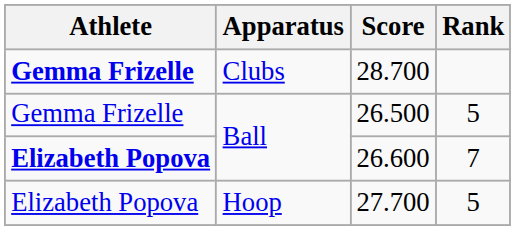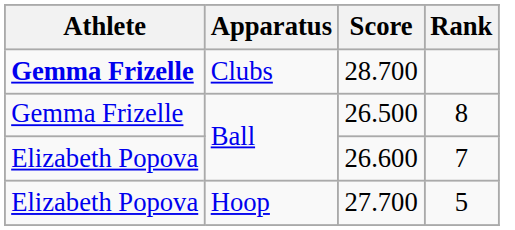(473, 114) 5 -> (461, 114) 8
(111, 158) bold -> (105, 158) normal
